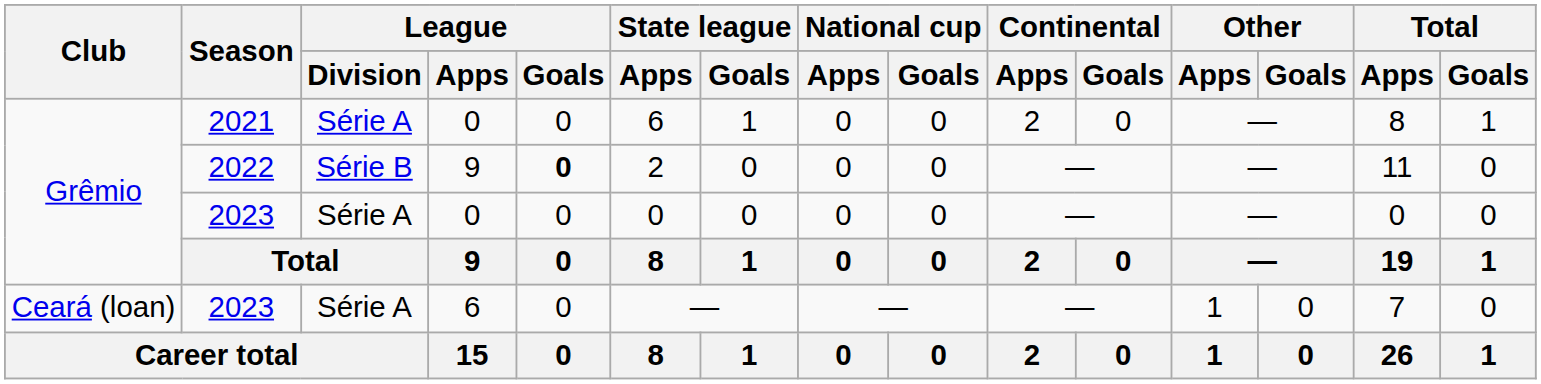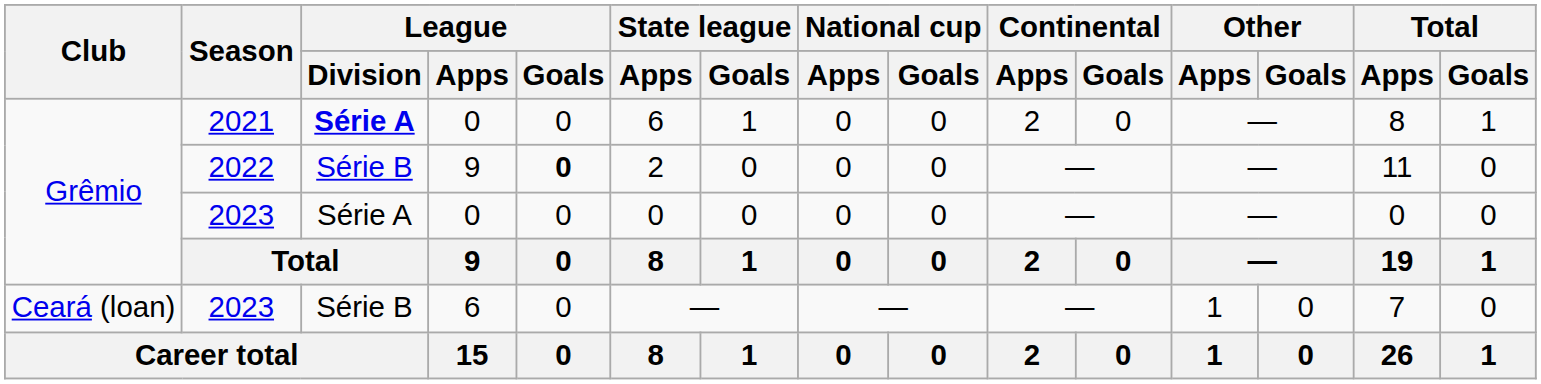(364, 121) normal -> (364, 121) bold
(364, 307) Série A -> (364, 307) Série B
